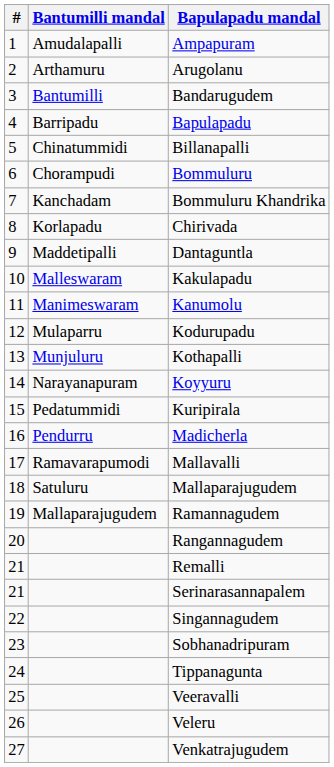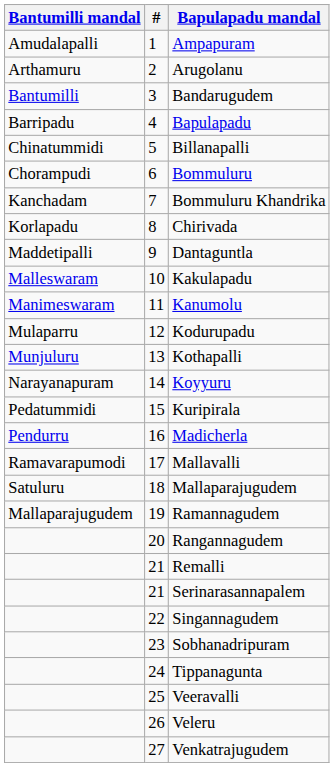columns swapped: (17, 17) <-> (99, 17)
